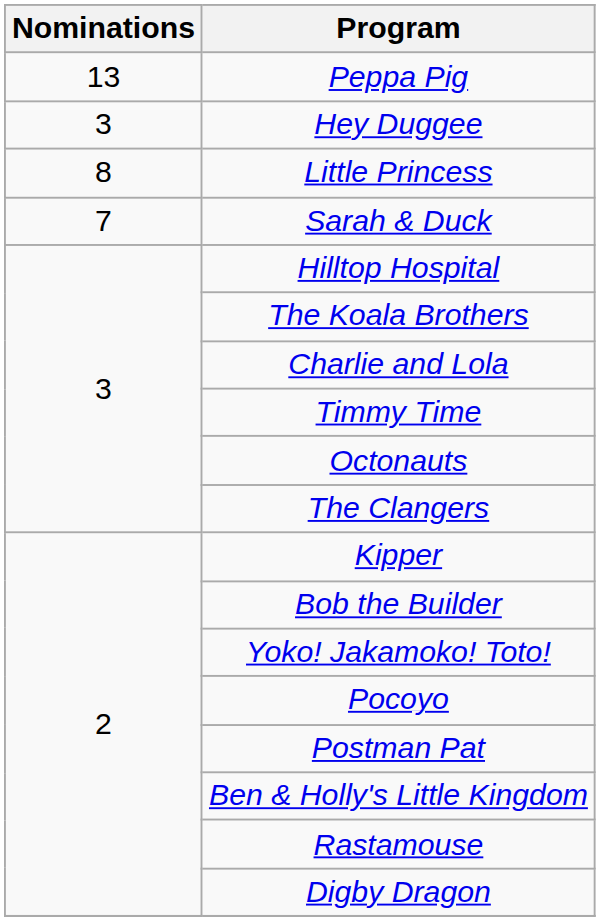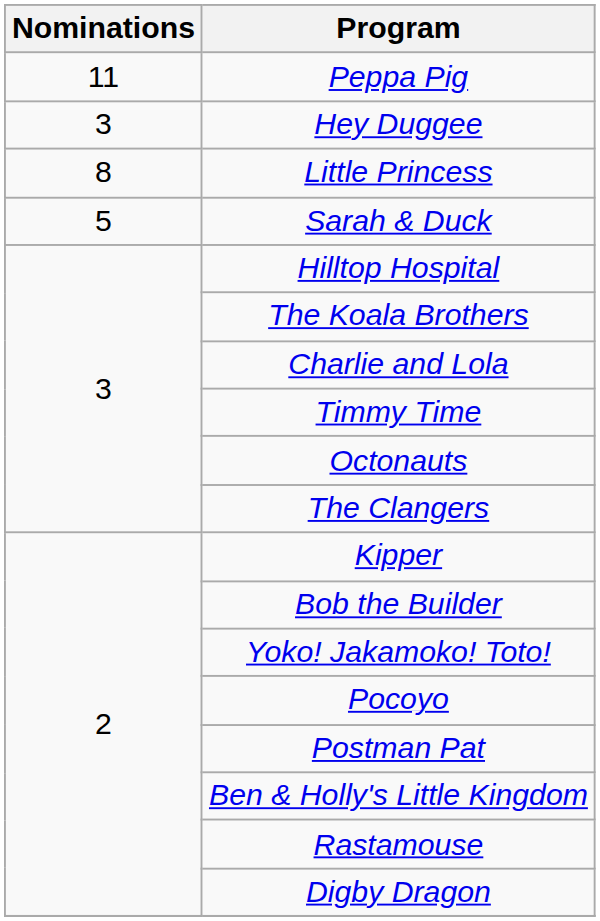(103, 76) 13 -> (103, 76) 11
(103, 220) 7 -> (103, 220) 5
